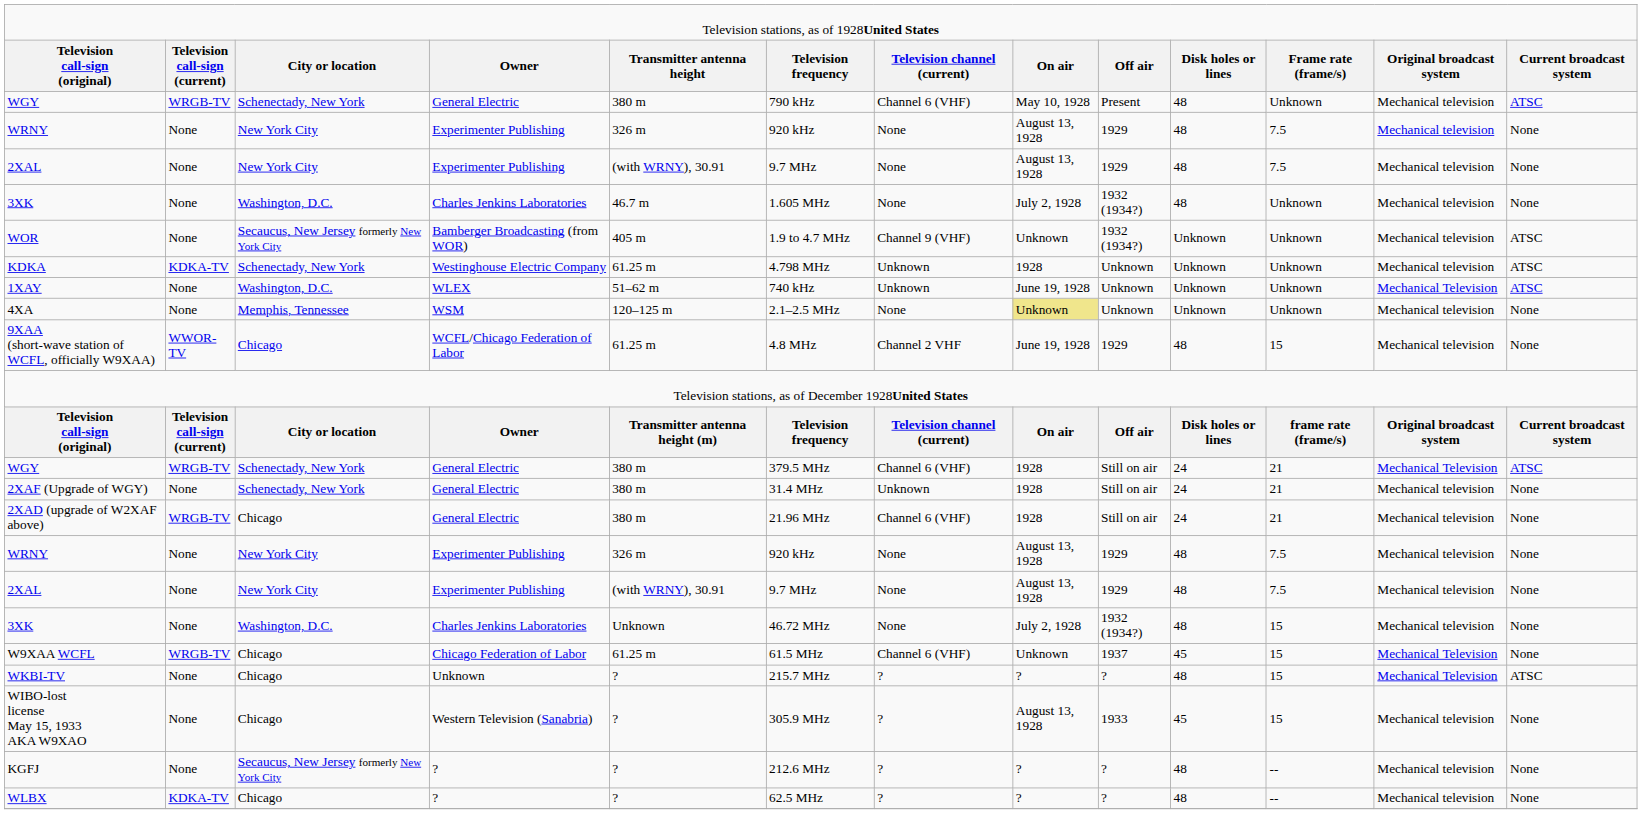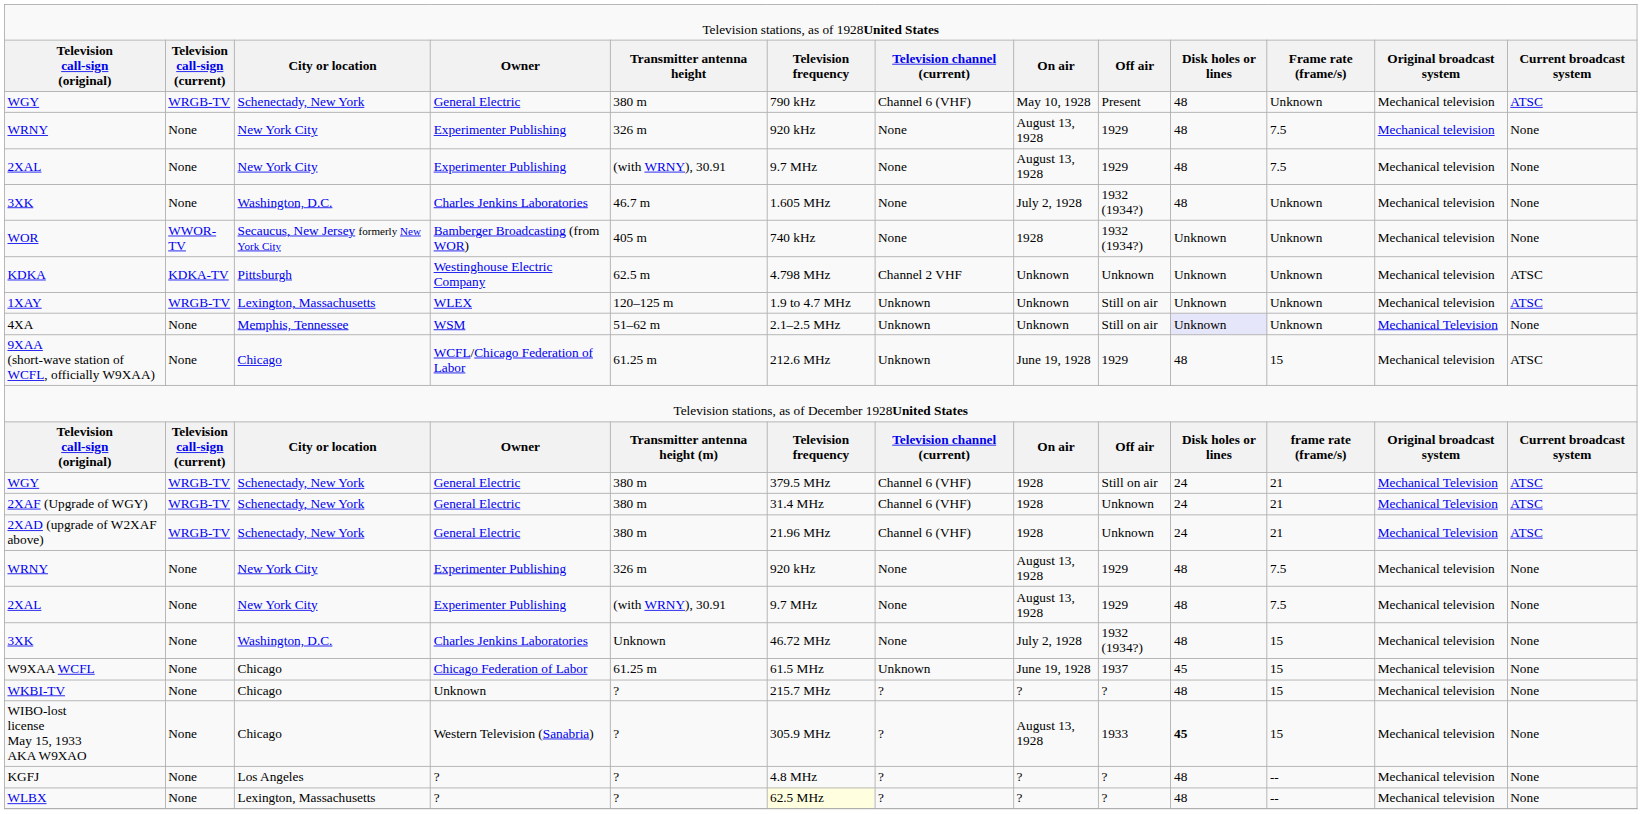(183, 238) None -> (192, 238) WWOR-TV
(809, 238) 1.9 to 4.7 MHz -> (793, 238) 740 kHz
(924, 238) Channel 9 (VHF) -> (892, 238) None
(1042, 238) Unknown -> (1030, 238) 1928
(1526, 238) ATSC -> (1525, 238) None
(301, 267) Schenectady, New York -> (265, 274) Pittsburgh
(634, 267) 61.25 m -> (632, 274) 62.5 m
(903, 267) Unknown -> (920, 274) Channel 2 VHF
(1029, 267) 1928 -> (1043, 274) Unknown
(183, 288) None -> (199, 303) WRGB-TV
(285, 288) Washington, D.C. -> (307, 303) Lexington, Massachusetts
(636, 288) 51–62 m -> (643, 303) 120–125 m
(792, 288) 740 kHz -> (810, 303) 1.9 to 4.7 MHz
(1053, 288) June 19, 1928 -> (1043, 303) Unknown
(1127, 288) Unknown -> (1130, 303) Still on air
(1437, 288) Mechanical Television -> (1436, 303) Mechanical television
(642, 309) 120–125 m -> (637, 324) 51–62 m
(892, 309) None -> (904, 324) Unknown
(1042, 309) khaki background -> (1043, 324) no background
(1127, 309) Unknown -> (1130, 324) Still on air
(1200, 309) no background -> (1200, 324) lavender background
(1436, 309) Mechanical television -> (1438, 324) Mechanical Television
(192, 345) WWOR-TV -> (183, 360) None
(793, 345) 4.8 MHz -> (800, 360) 212.6 MHz
(919, 345) Channel 2 VHF -> (904, 360) Unknown
(1524, 345) None -> (1527, 360) ATSC
(183, 489) None -> (199, 504) WRGB-TV
(903, 489) Unknown -> (924, 504) Channel 6 (VHF)
(1129, 489) Still on air -> (1128, 504) Unknown
(1436, 489) Mechanical television -> (1438, 504) Mechanical Television
(1524, 489) None -> (1527, 504) ATSC
(260, 517) Chicago -> (301, 532) Schenectady, New York
(1129, 517) Still on air -> (1128, 532) Unknown
(1436, 517) Mechanical television -> (1438, 532) Mechanical Television
(1524, 517) None -> (1527, 532) ATSC
(199, 654) WRGB-TV -> (183, 669) None
(924, 654) Channel 6 (VHF) -> (904, 669) Unknown
(1042, 654) Unknown -> (1054, 669) June 19, 1928
(1437, 654) Mechanical Television -> (1436, 669) Mechanical television
(1437, 675) Mechanical Television -> (1436, 690) Mechanical television
(1526, 675) ATSC -> (1525, 690) None
(1180, 718) normal -> (1181, 733) bold
(329, 769) Secaucus, New Jersey formerly New York City -> (271, 777) Los Angeles
(799, 769) 212.6 MHz -> (794, 777) 4.8 MHz
(199, 798) KDKA-TV -> (183, 798) None
(260, 798) Chicago -> (307, 798) Lexington, Massachusetts
(796, 798) no background -> (797, 798) lightyellow background
